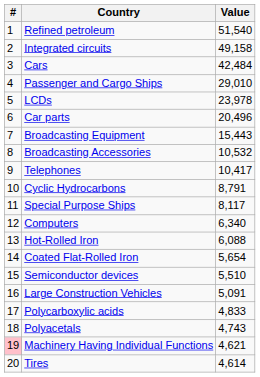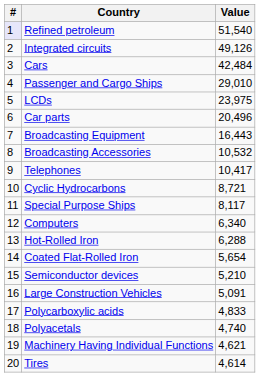(10, 30) no background -> (10, 30) lavender background
(235, 48) 49,158 -> (235, 48) 49,126
(235, 100) 23,978 -> (235, 100) 23,975
(235, 135) 15,443 -> (235, 135) 16,443
(232, 188) 8,791 -> (232, 188) 8,721
(232, 240) 6,088 -> (232, 240) 6,288
(232, 275) 5,510 -> (232, 275) 5,210
(232, 328) 4,743 -> (232, 328) 4,740
(13, 345) pink background -> (13, 345) no background
